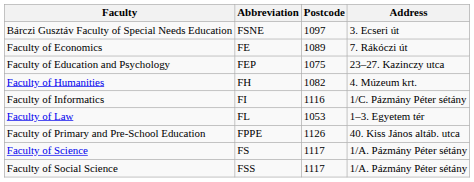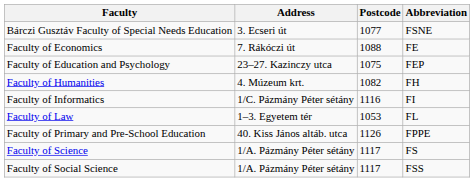columns swapped: (268, 13) <-> (408, 13)
(315, 30) 1097 -> (370, 30) 1077
(315, 47) 1089 -> (370, 47) 1088
